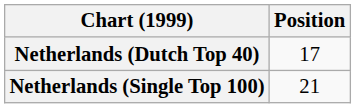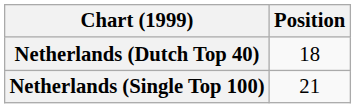(310, 53) 17 -> (310, 53) 18
